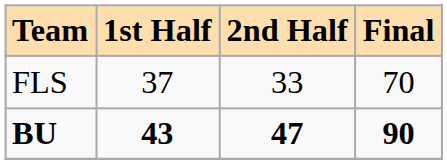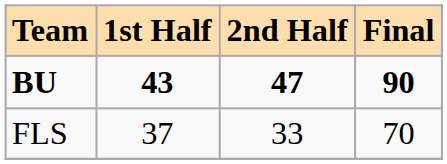rows swapped: (40, 81) <-> (35, 132)
